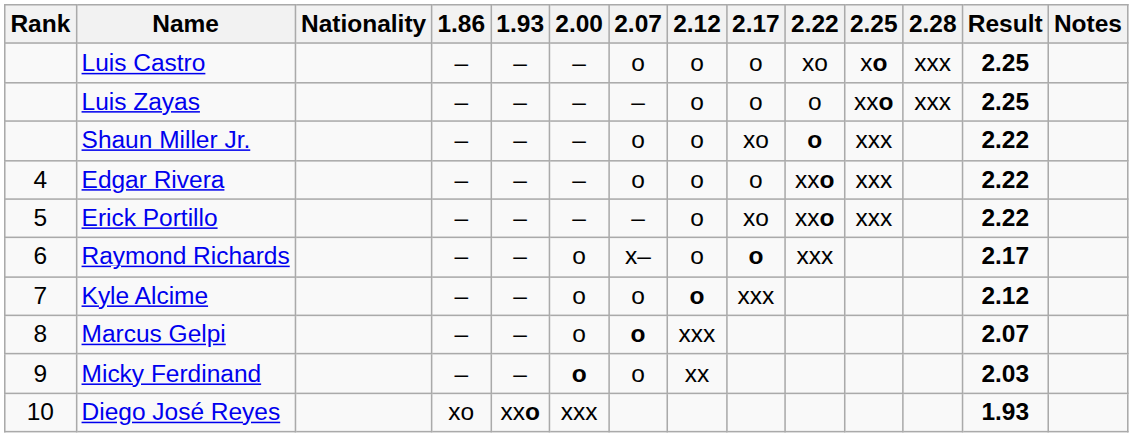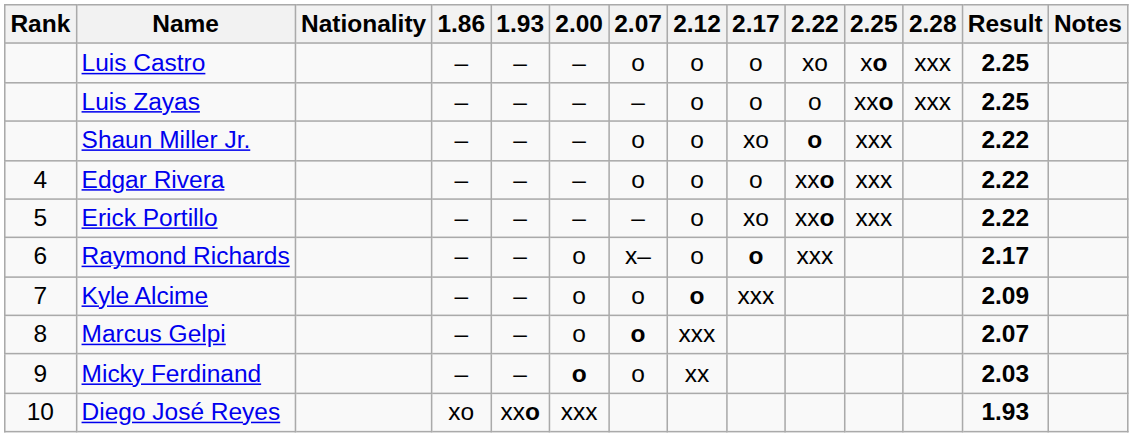(1005, 295) 2.12 -> (1005, 295) 2.09
